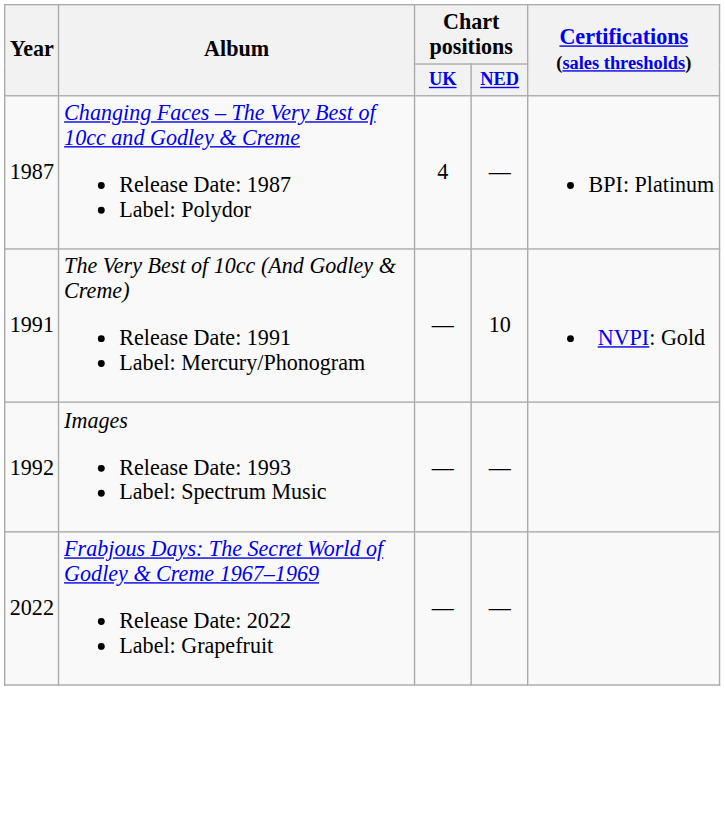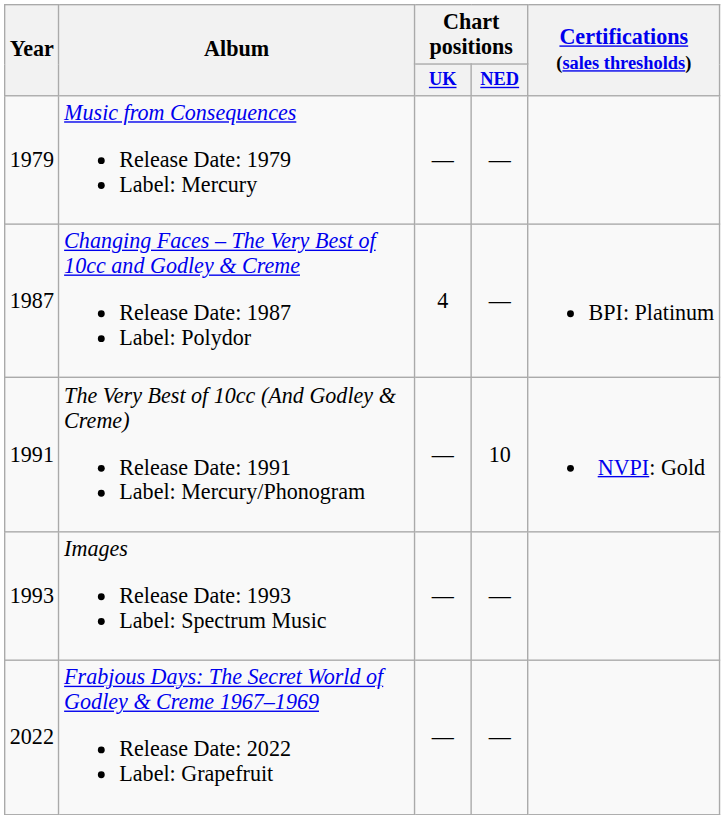+ row: (237, 149)
(32, 466) 1992 -> (32, 595) 1993
